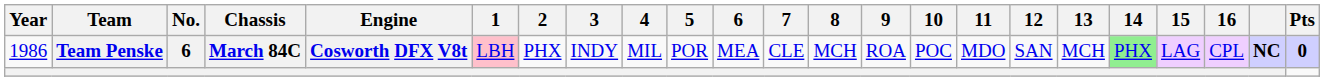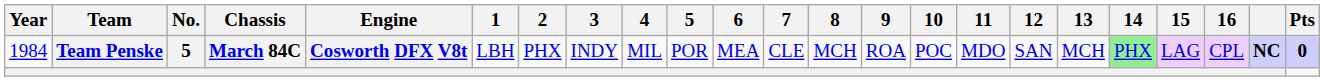(28, 51) 1986 -> (28, 51) 1984
(186, 51) 6 -> (186, 51) 5
(495, 51) pink background -> (495, 51) no background
